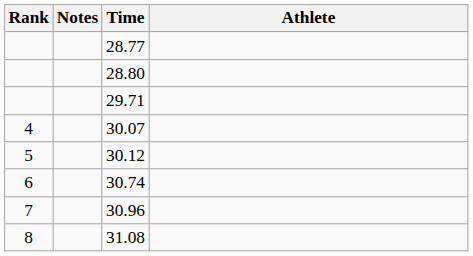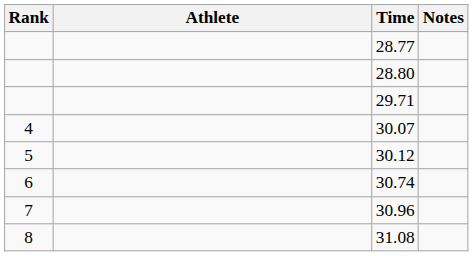columns swapped: (308, 18) <-> (77, 18)
